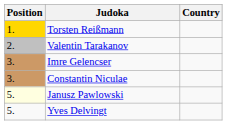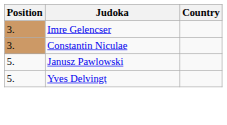- row: (86, 29)
- row: (88, 45)
(11, 95) lightyellow background -> (11, 62) no background
